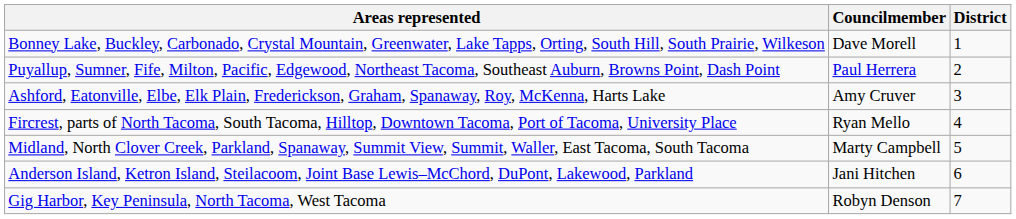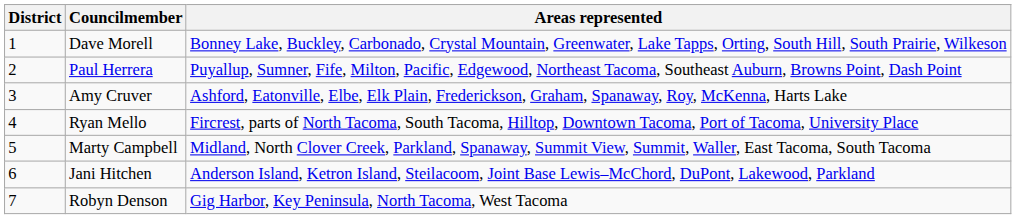columns swapped: (980, 17) <-> (417, 17)
